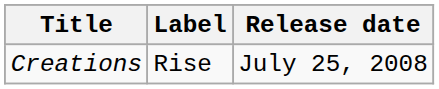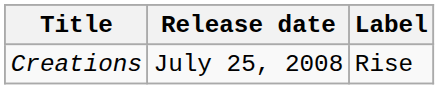columns swapped: (333, 25) <-> (190, 25)
